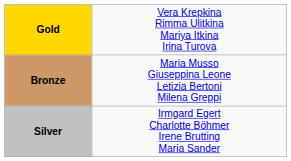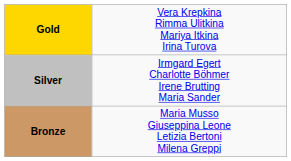rows swapped: (48, 131) <-> (48, 80)
